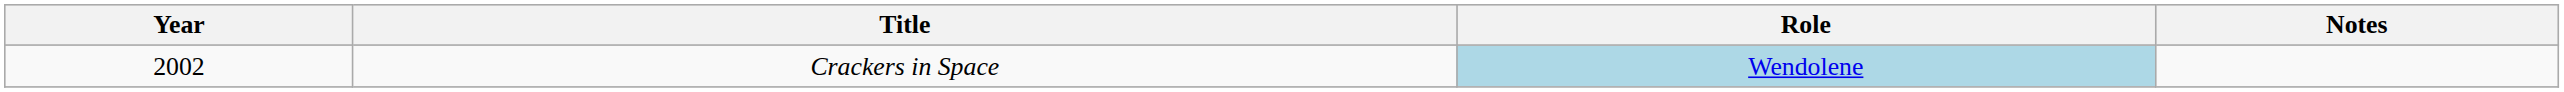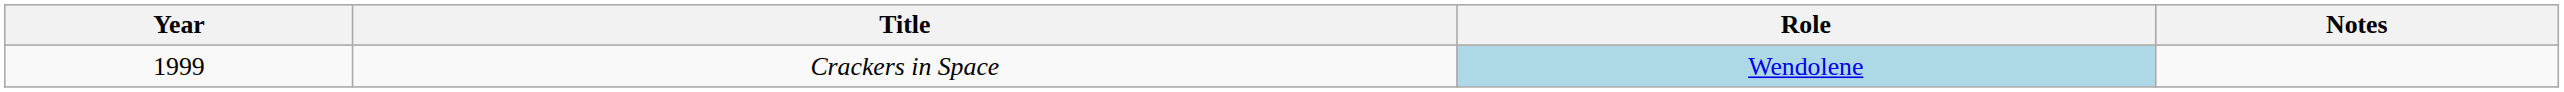(179, 65) 2002 -> (179, 65) 1999
